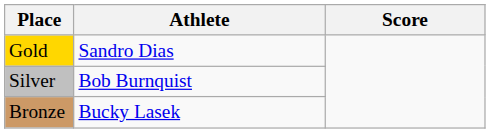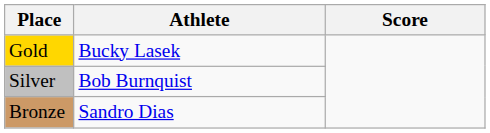(126, 50) Sandro Dias -> (129, 50) Bucky Lasek
(129, 111) Bucky Lasek -> (126, 111) Sandro Dias
